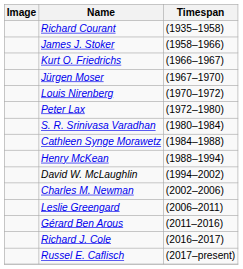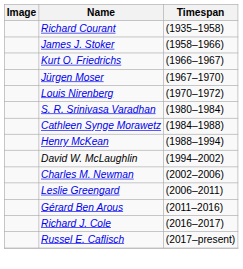- row: (63, 110)
